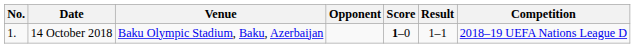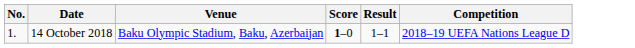- column: (355, 14)
